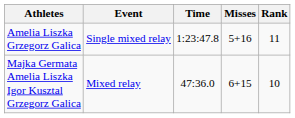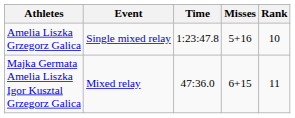(274, 39) 11 -> (274, 39) 10
(274, 84) 10 -> (274, 84) 11
